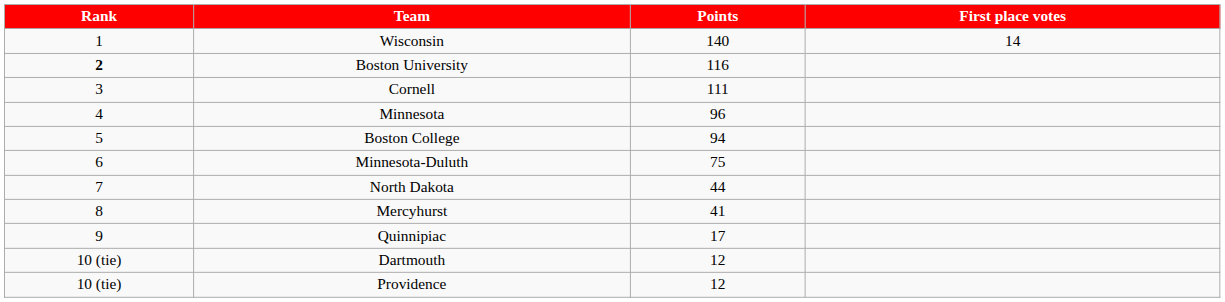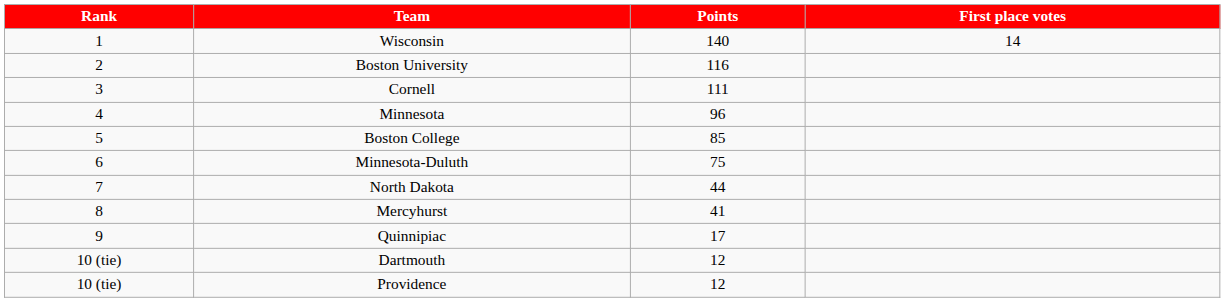(99, 65) bold -> (99, 65) normal
(718, 138) 94 -> (718, 138) 85
